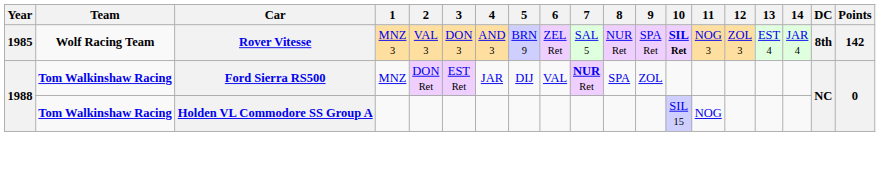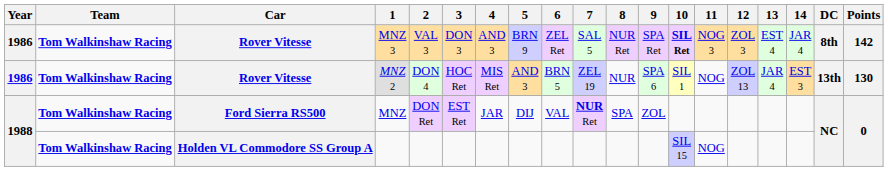(20, 42) 1985 -> (20, 42) 1986
(105, 42) Wolf Racing Team -> (105, 42) Tom Walkinshaw Racing
+ row: (392, 77)
